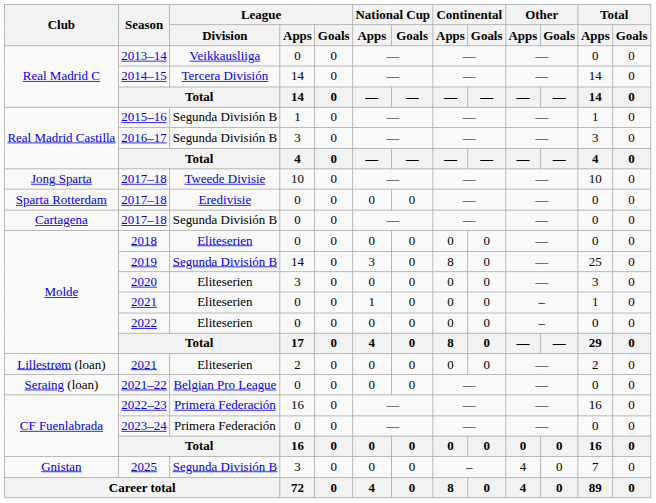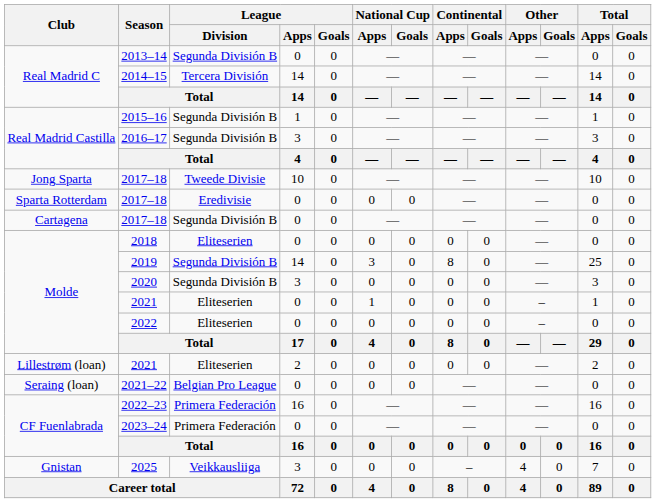(225, 55) Veikkausliiga -> (225, 55) Segunda División B
(225, 281) Eliteserien -> (225, 281) Segunda División B
(225, 466) Segunda División B -> (225, 466) Veikkausliiga
